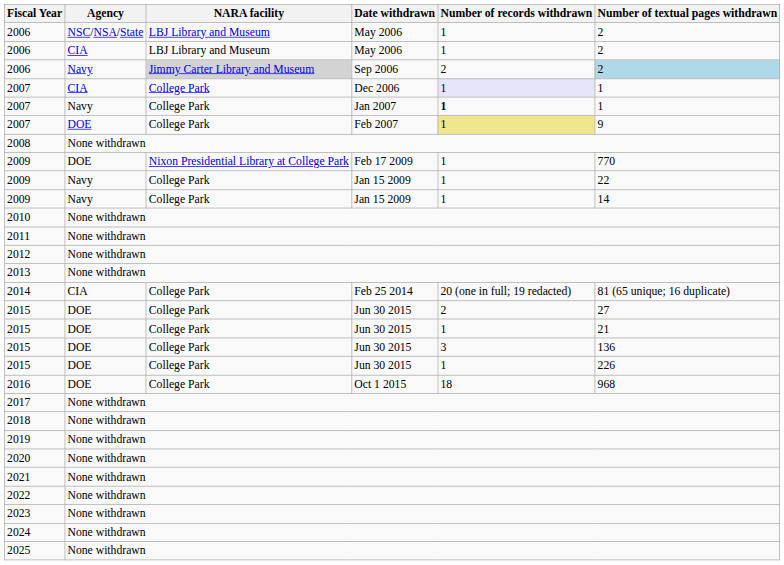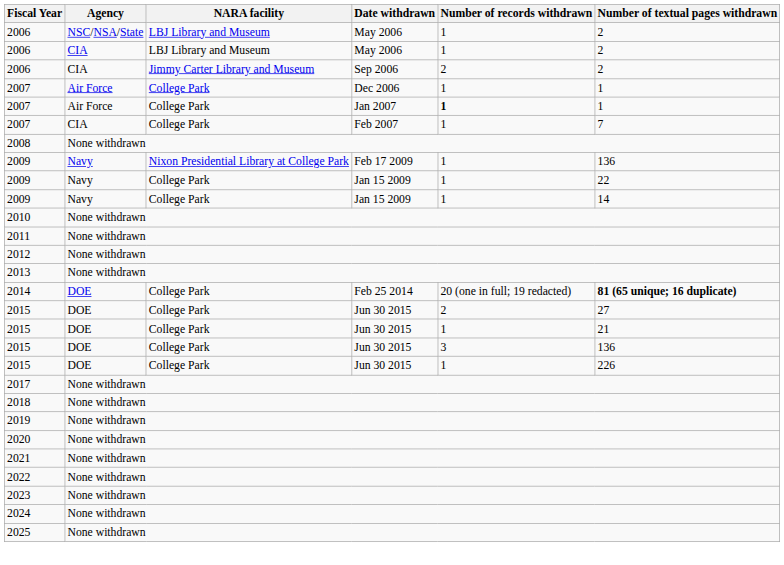(80, 69) Navy -> (78, 69) CIA
(232, 69) lightgrey background -> (232, 69) no background
(601, 69) lightblue background -> (601, 69) no background
(78, 87) CIA -> (90, 87) Air Force
(443, 87) lavender background -> (443, 87) no background
(80, 106) Navy -> (90, 106) Air Force
(79, 124) DOE -> (78, 124) CIA
(443, 124) khaki background -> (443, 124) no background
(601, 124) 9 -> (601, 124) 7
(79, 161) DOE -> (80, 161) Navy
(606, 161) 770 -> (606, 161) 136
(78, 291) CIA -> (79, 291) DOE
(664, 291) normal -> (667, 291) bold
- row: (19, 384)
